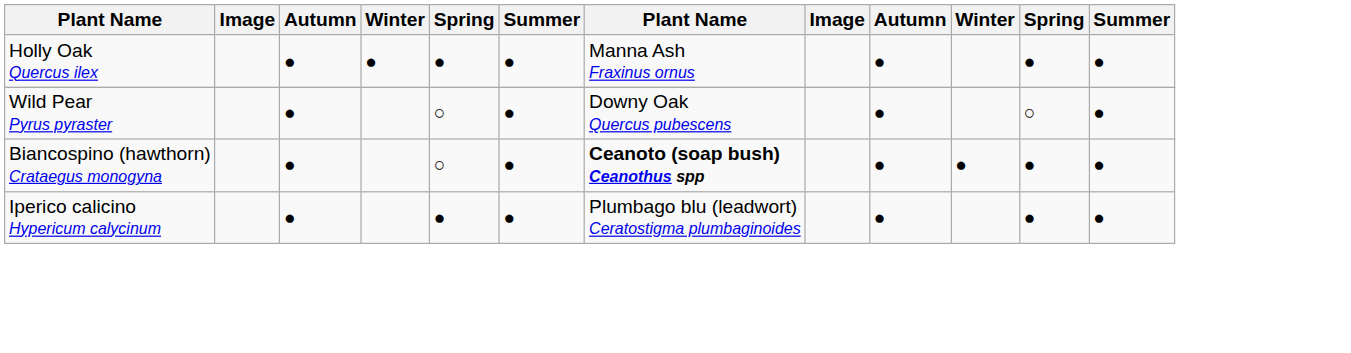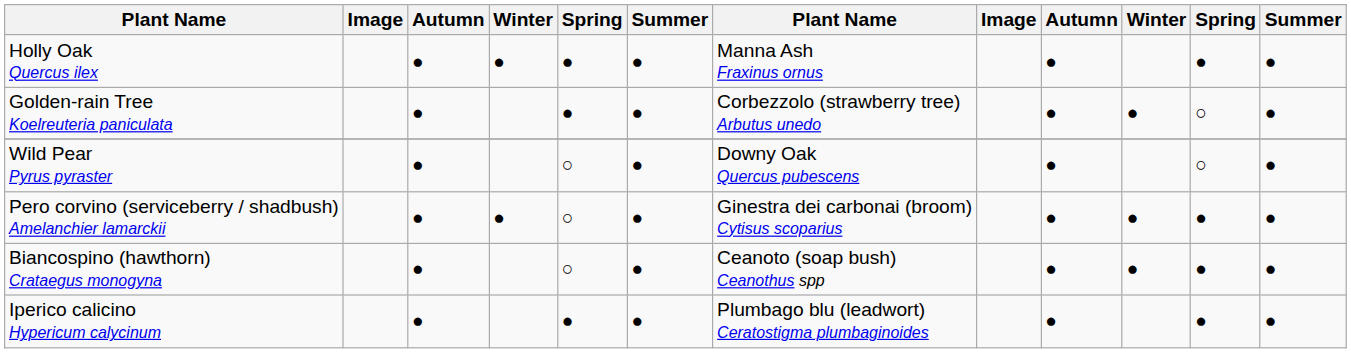+ row: (91, 113)
+ row: (174, 217)
(685, 165) bold -> (807, 269) normal
